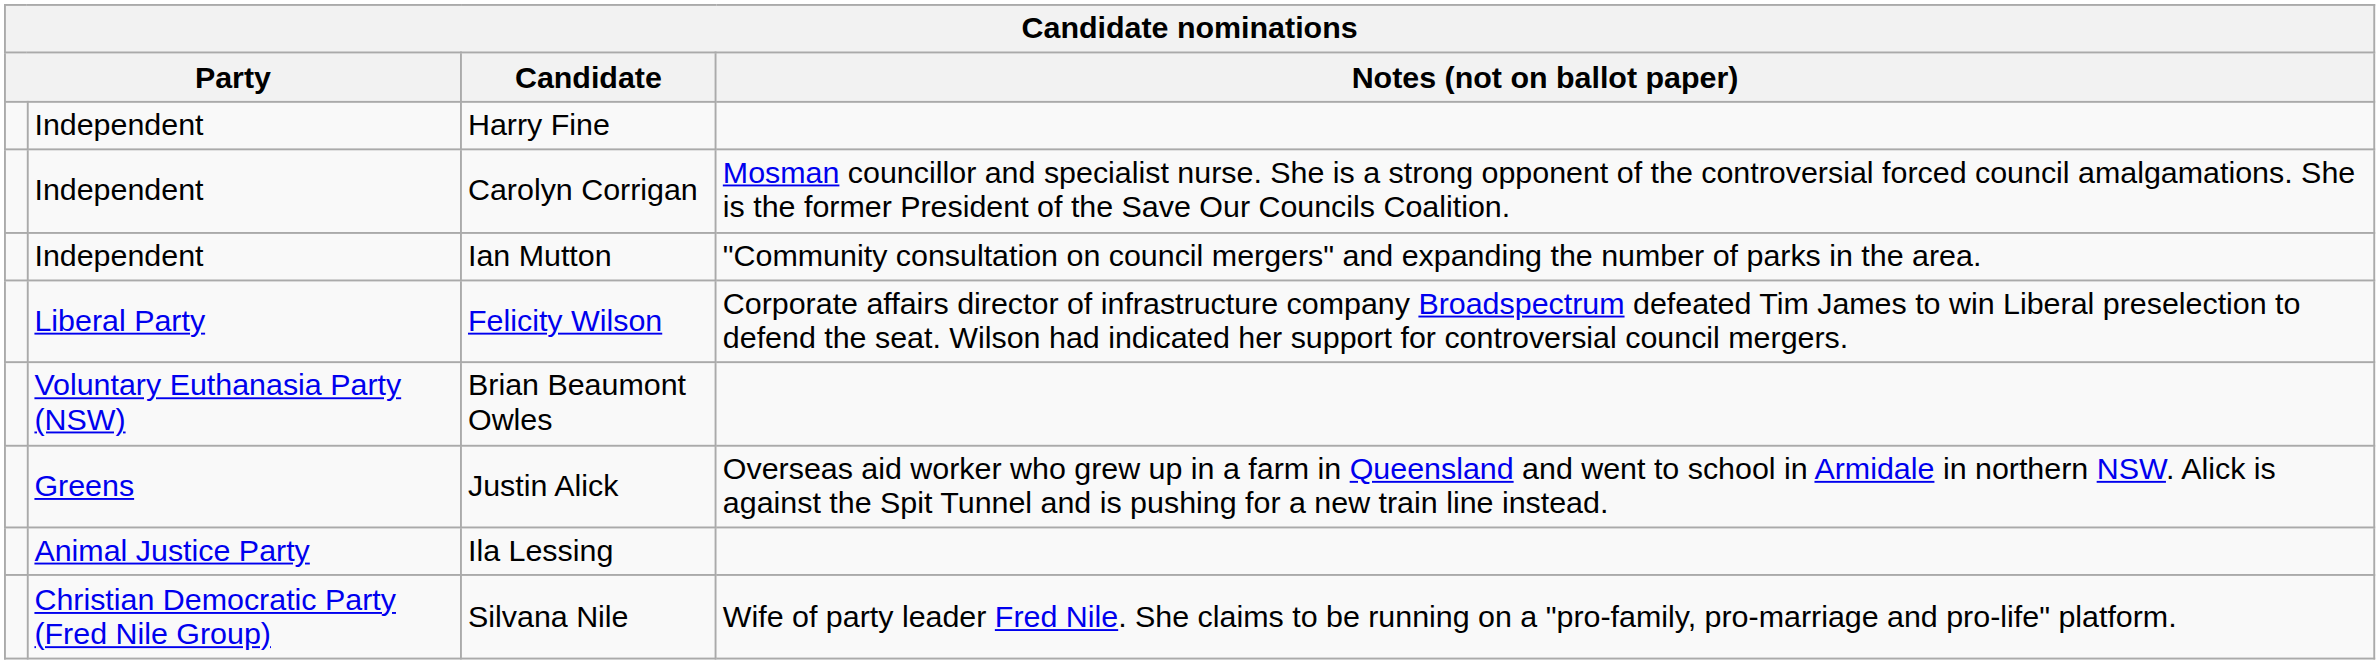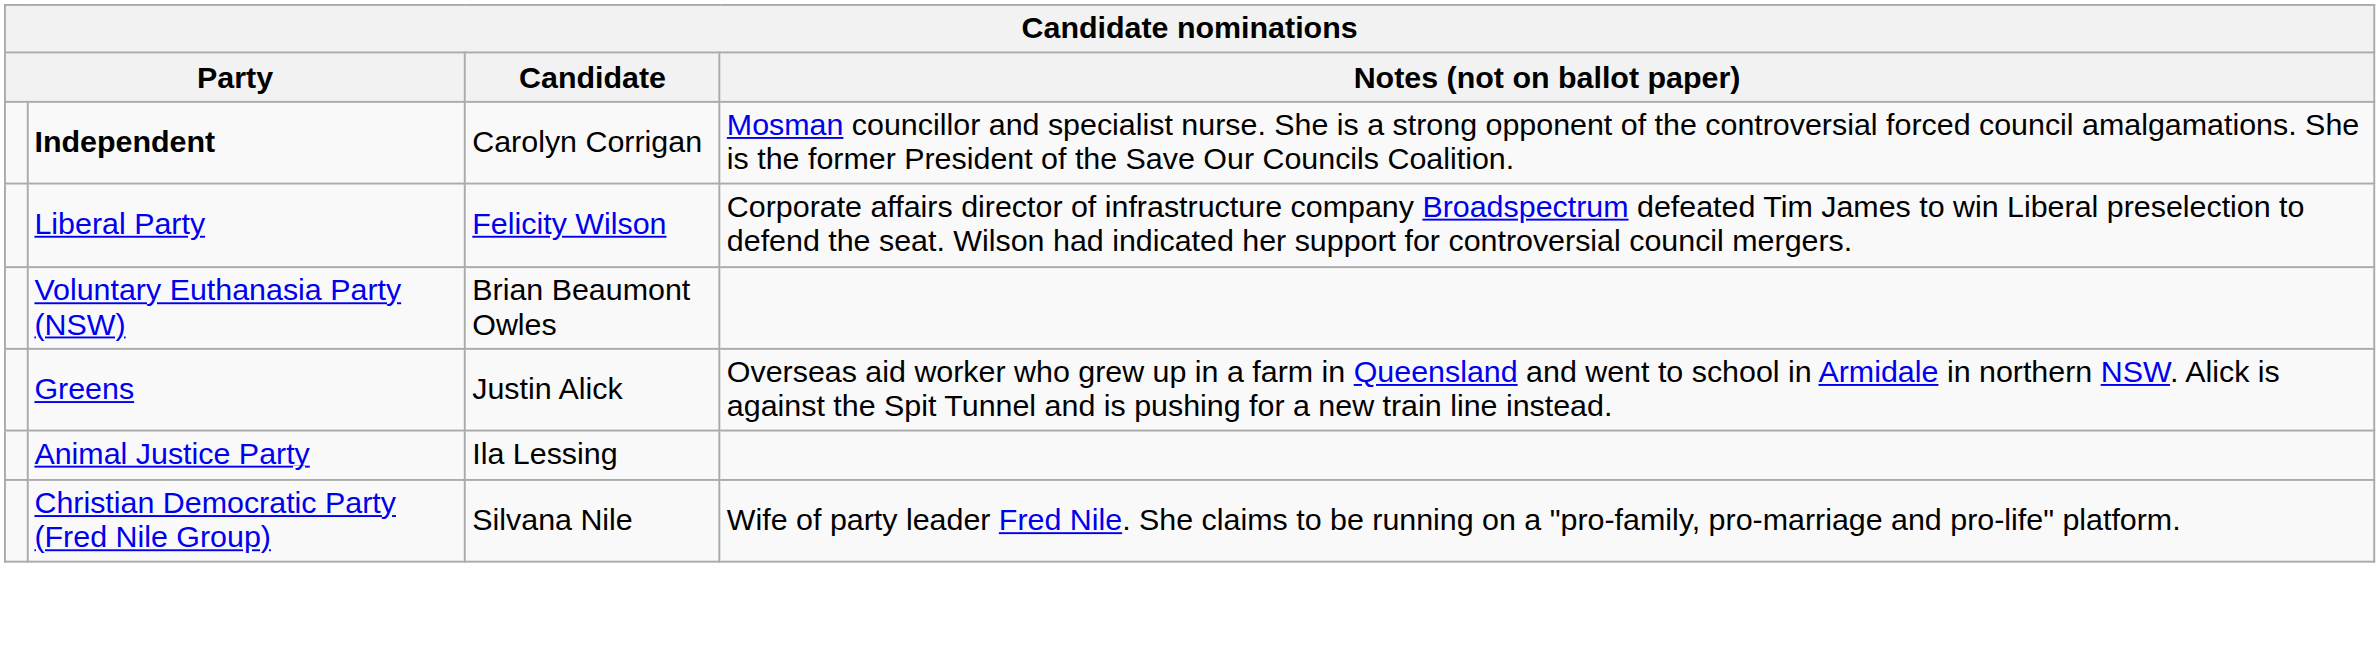- row: (539, 125)
(119, 190) normal -> (125, 142) bold
- row: (540, 255)
